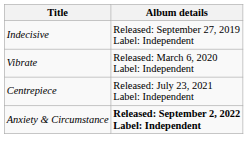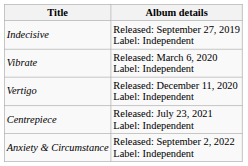+ row: (22, 91)
(177, 119) bold -> (174, 147) normal
